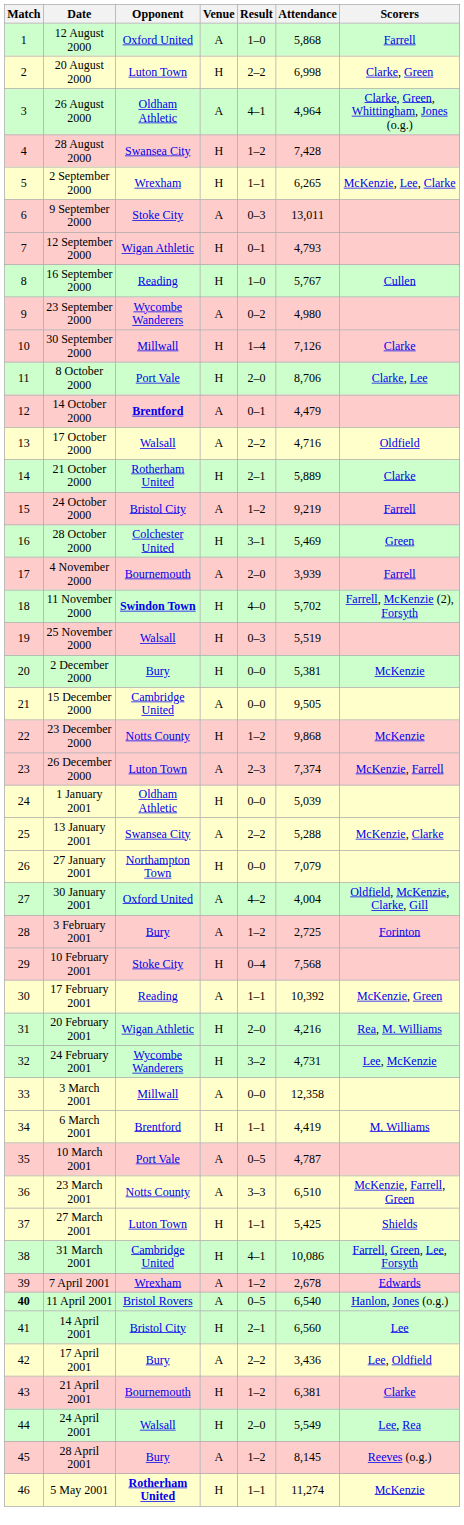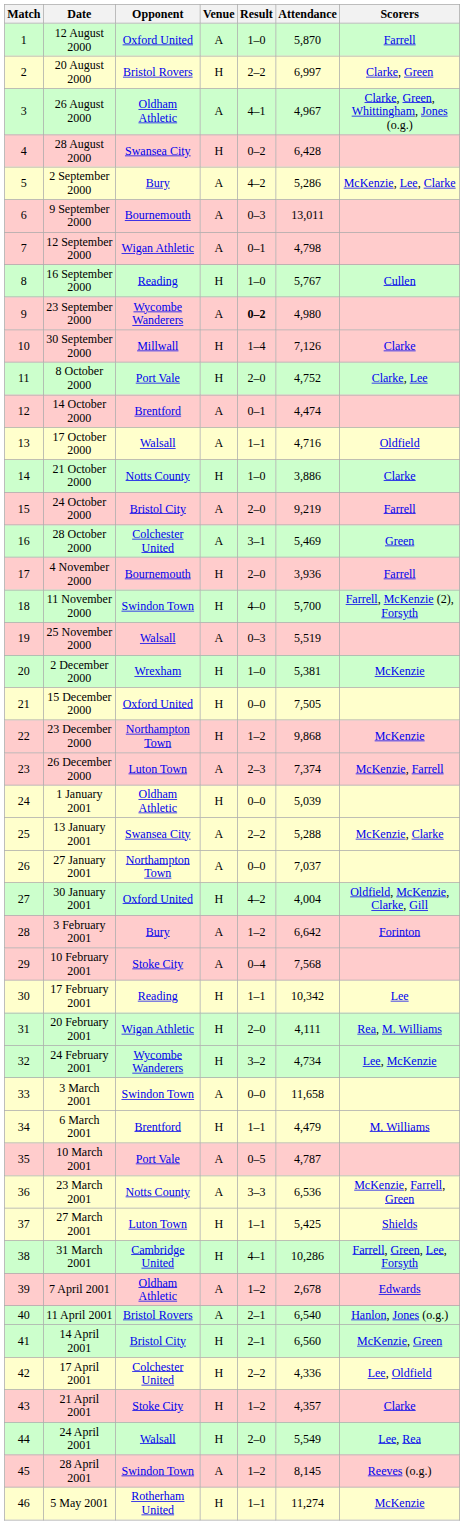(308, 39) 5,868 -> (308, 39) 5,870
(158, 72) Luton Town -> (158, 72) Bristol Rovers
(308, 72) 6,998 -> (308, 72) 6,997
(308, 111) 4,964 -> (308, 111) 4,967
(256, 150) 1–2 -> (256, 150) 0–2
(308, 150) 7,428 -> (308, 150) 6,428
(158, 183) Wrexham -> (158, 183) Bury
(219, 183) H -> (219, 183) A
(256, 183) 1–1 -> (256, 183) 4–2
(308, 183) 6,265 -> (308, 183) 5,286
(158, 215) Stoke City -> (158, 215) Bournemouth
(219, 248) H -> (219, 248) A
(308, 248) 4,793 -> (308, 248) 4,798
(256, 313) normal -> (256, 313) bold
(308, 378) 8,706 -> (308, 378) 4,752
(158, 411) bold -> (158, 411) normal
(308, 411) 4,479 -> (308, 411) 4,474
(256, 443) 2–2 -> (256, 443) 1–1
(158, 476) Rotherham United -> (158, 476) Notts County
(256, 476) 2–1 -> (256, 476) 1–0
(308, 476) 5,889 -> (308, 476) 3,886
(256, 508) 1–2 -> (256, 508) 2–0
(219, 541) H -> (219, 541) A
(219, 573) A -> (219, 573) H
(308, 573) 3,939 -> (308, 573) 3,936
(158, 606) bold -> (158, 606) normal
(308, 606) 5,702 -> (308, 606) 5,700
(219, 638) H -> (219, 638) A
(158, 671) Bury -> (158, 671) Wrexham
(256, 671) 0–0 -> (256, 671) 1–0
(158, 703) Cambridge United -> (158, 703) Oxford United
(219, 703) A -> (219, 703) H
(308, 703) 9,505 -> (308, 703) 7,505
(158, 736) Notts County -> (158, 736) Northampton Town
(219, 866) H -> (219, 866) A
(308, 866) 7,079 -> (308, 866) 7,037
(219, 899) A -> (219, 899) H
(308, 931) 2,725 -> (308, 931) 6,642
(219, 964) H -> (219, 964) A
(219, 996) A -> (219, 996) H
(308, 996) 10,392 -> (308, 996) 10,342
(400, 996) McKenzie, Green -> (400, 996) Lee
(308, 1029) 4,216 -> (308, 1029) 4,111
(308, 1061) 4,731 -> (308, 1061) 4,734
(158, 1094) Millwall -> (158, 1094) Swindon Town
(308, 1094) 12,358 -> (308, 1094) 11,658
(308, 1126) 4,419 -> (308, 1126) 4,479
(308, 1191) 6,510 -> (308, 1191) 6,536
(308, 1256) 10,086 -> (308, 1256) 10,286
(158, 1282) Wrexham -> (158, 1289) Oldham Athletic
(24, 1301) bold -> (24, 1315) normal
(256, 1301) 0–5 -> (256, 1315) 2–1
(400, 1327) Lee -> (400, 1341) McKenzie, Green
(158, 1360) Bury -> (158, 1373) Colchester United
(219, 1360) A -> (219, 1373) H
(308, 1360) 3,436 -> (308, 1373) 4,336
(158, 1392) Bournemouth -> (158, 1406) Stoke City
(308, 1392) 6,381 -> (308, 1406) 4,357
(158, 1457) Bury -> (158, 1471) Swindon Town
(158, 1490) bold -> (158, 1503) normal
